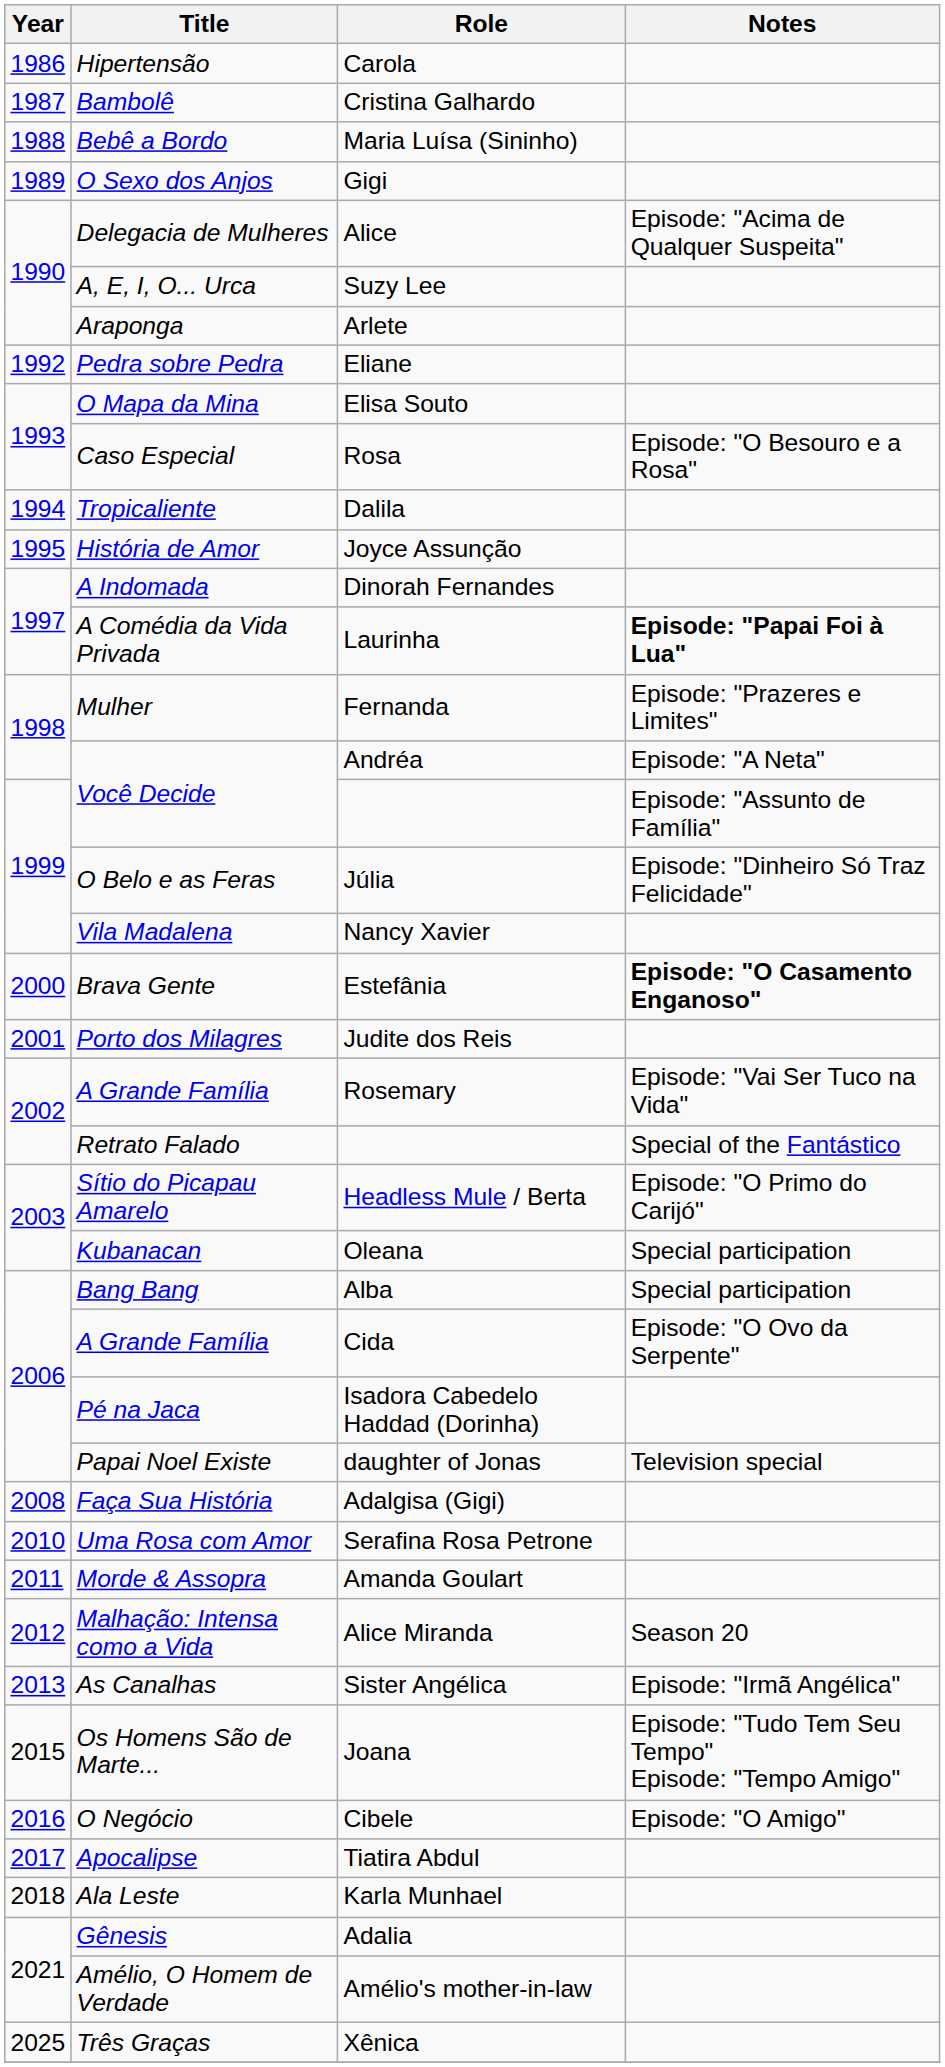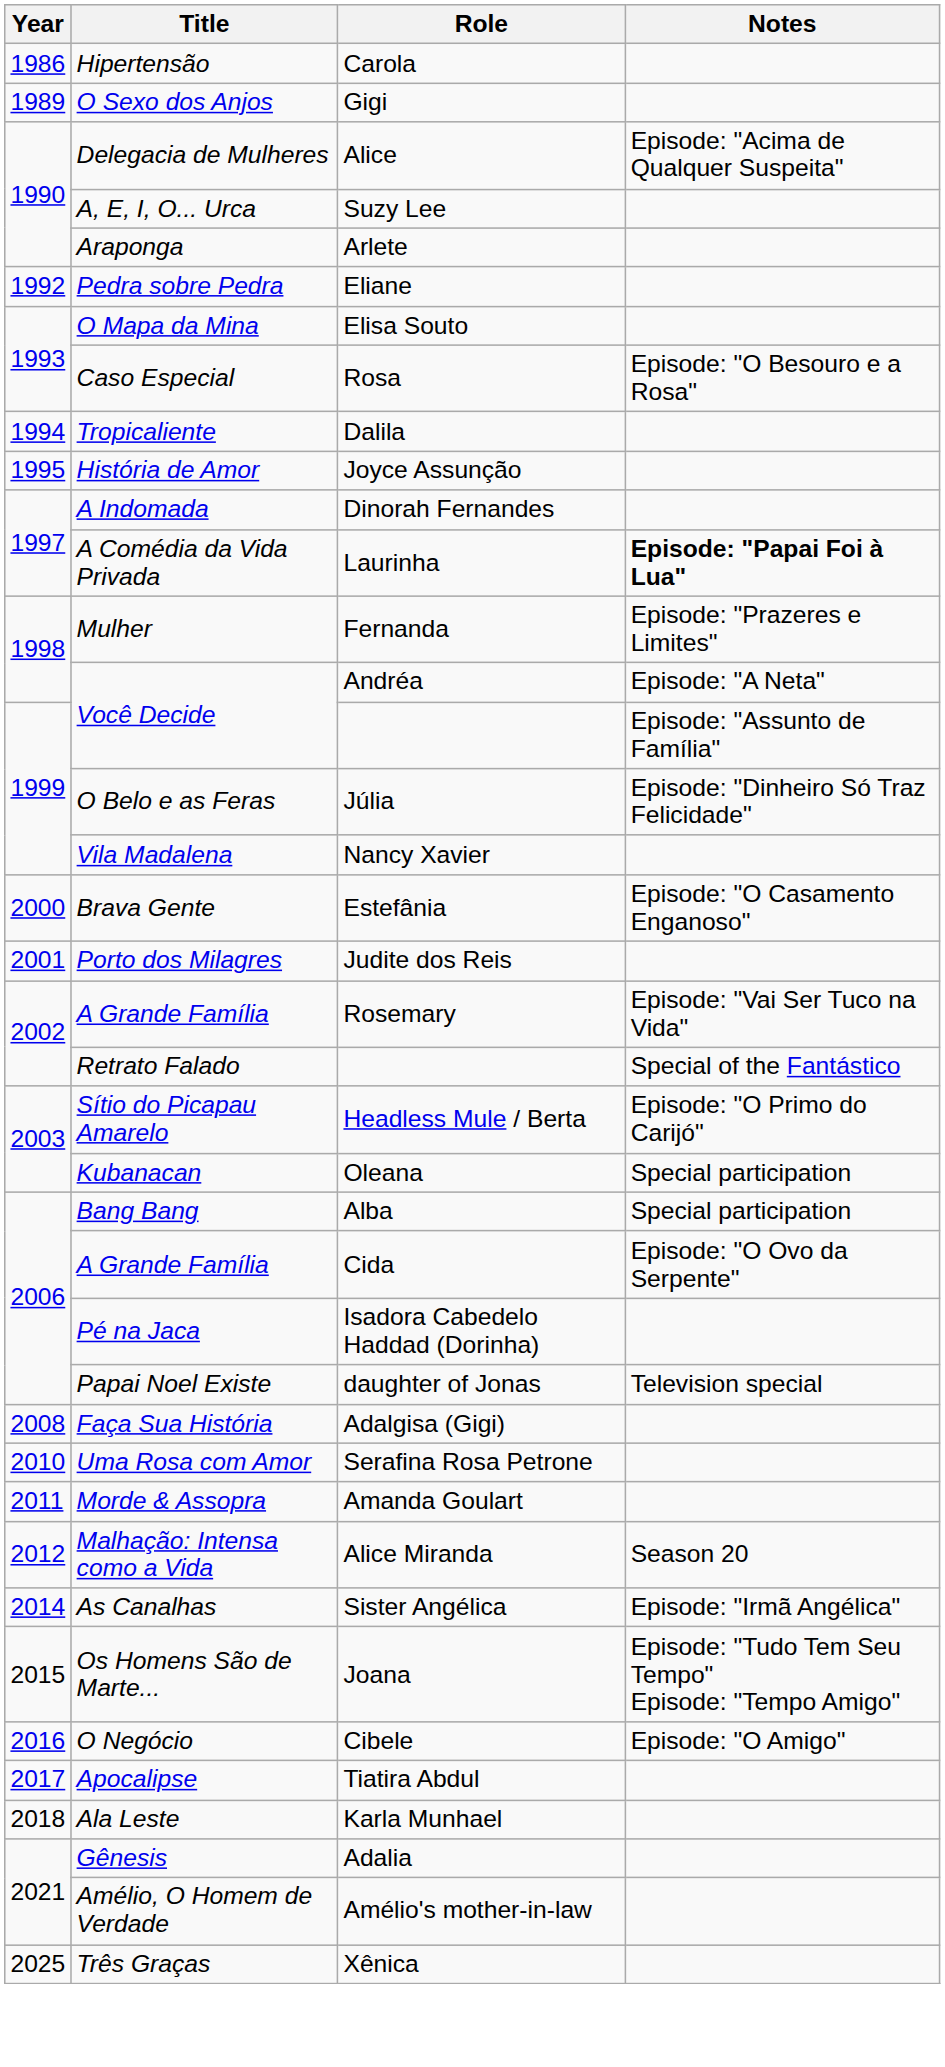- row: (125, 102)
- row: (152, 141)
(771, 985) bold -> (762, 907) normal
(38, 1685) 2013 -> (38, 1607) 2014
